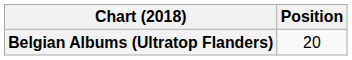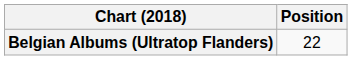(312, 42) 20 -> (312, 42) 22
